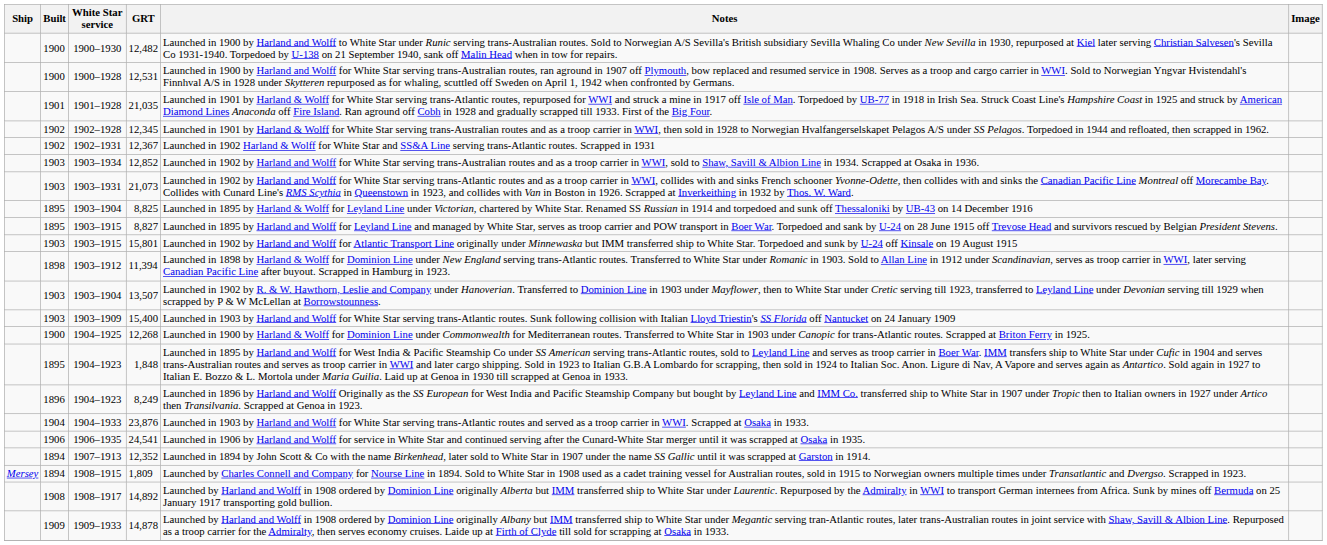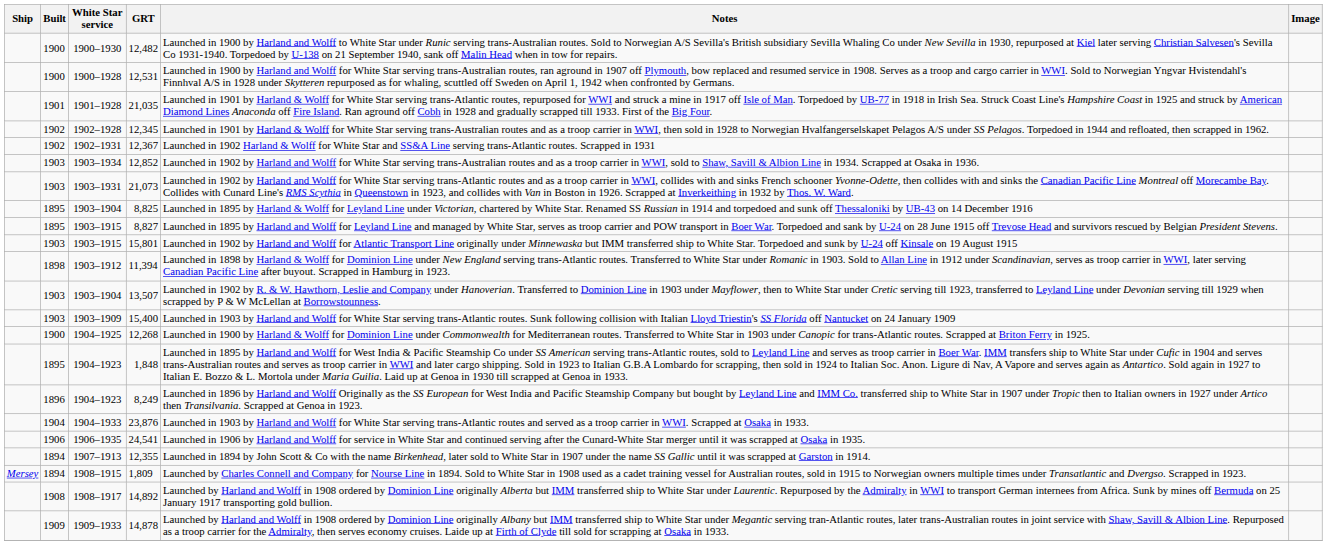(143, 456) 12,352 -> (143, 456) 12,355
